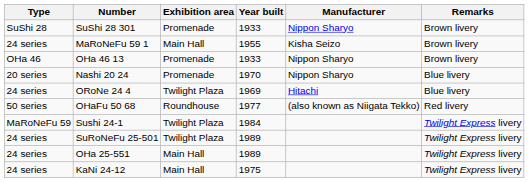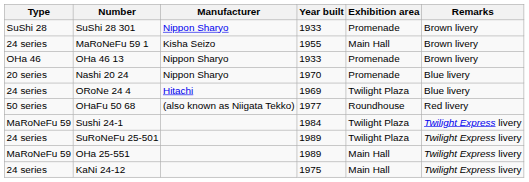columns swapped: (354, 12) <-> (199, 12)
(27, 153) 24 series -> (39, 153) MaRoNeFu 59
